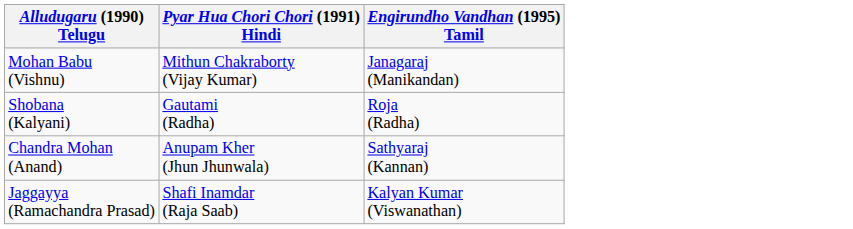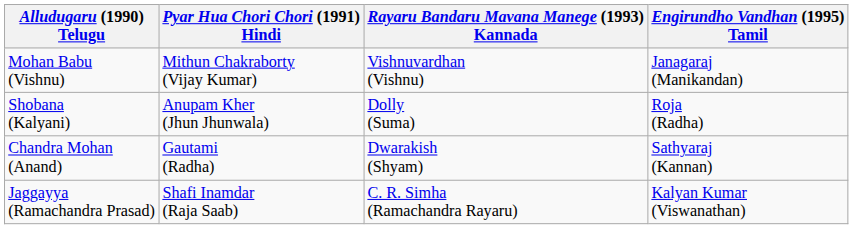+ column: (506, 26)
(190, 114) Gautami (Radha) -> (216, 114) Anupam Kher (Jhun Jhunwala)
(216, 157) Anupam Kher (Jhun Jhunwala) -> (190, 157) Gautami (Radha)
